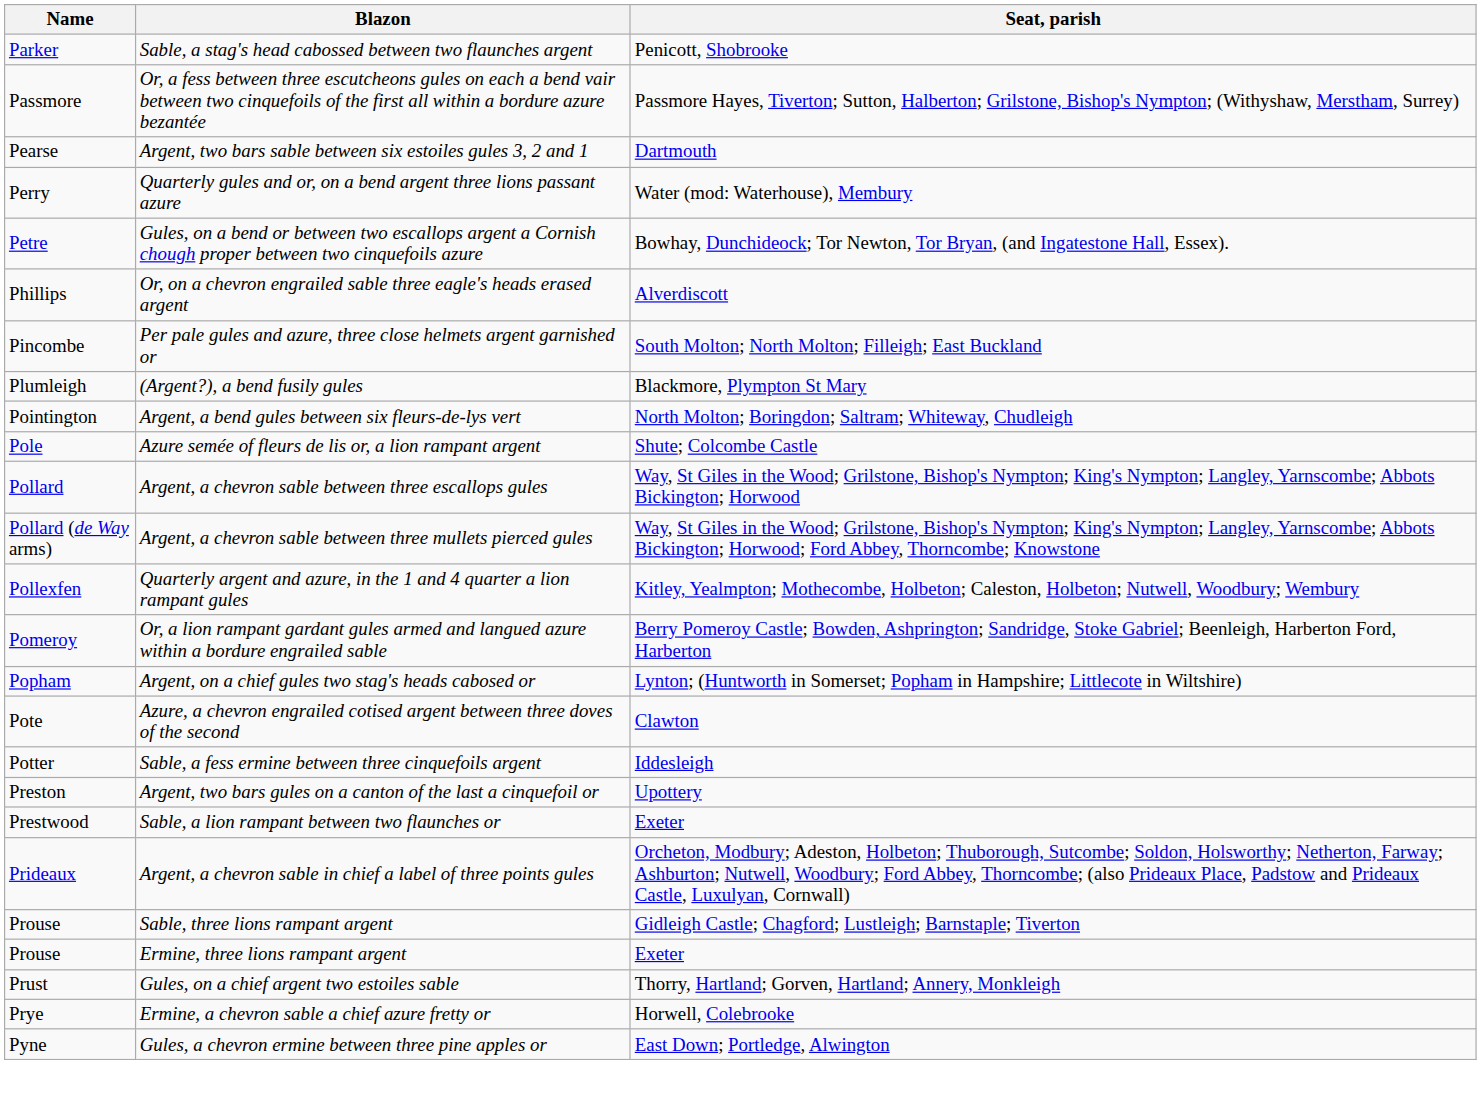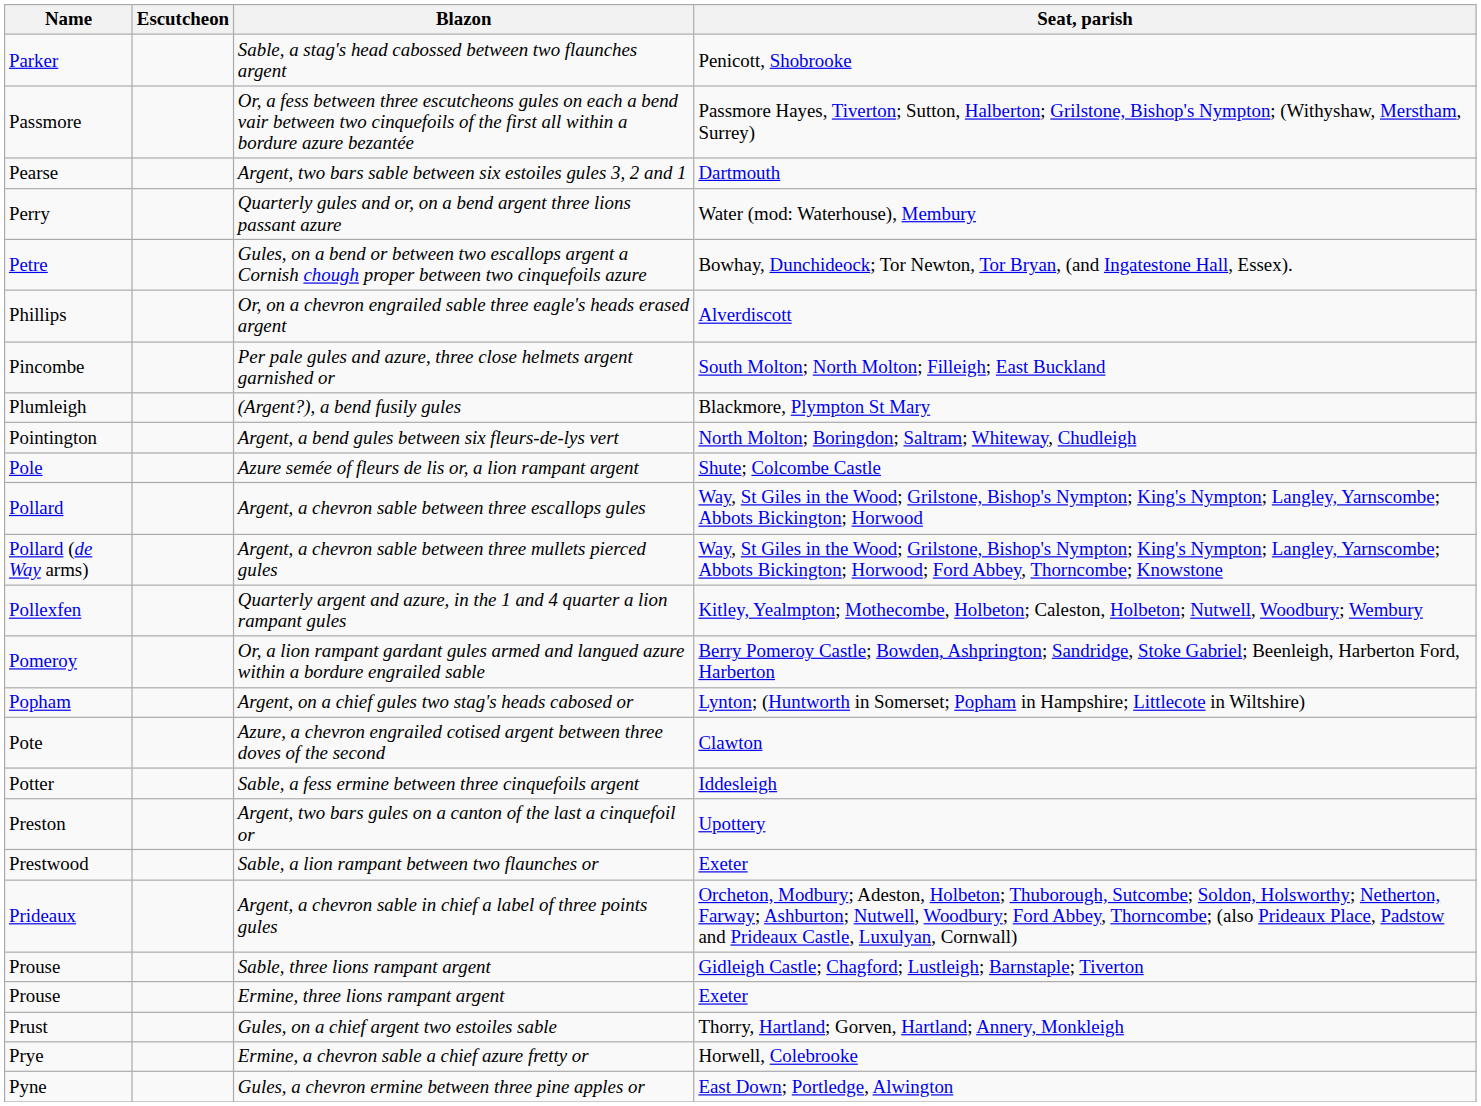+ column: (183, 19)
